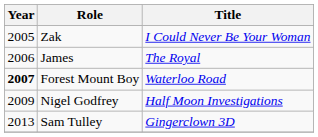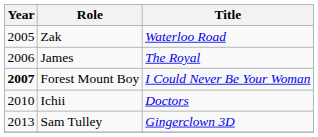(228, 36) I Could Never Be Your Woman -> (186, 36) Waterloo Road
(186, 79) Waterloo Road -> (228, 79) I Could Never Be Your Woman
- row: (80, 100)
+ row: (53, 100)
